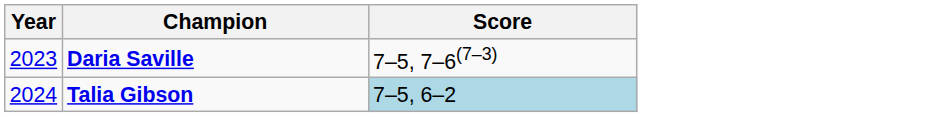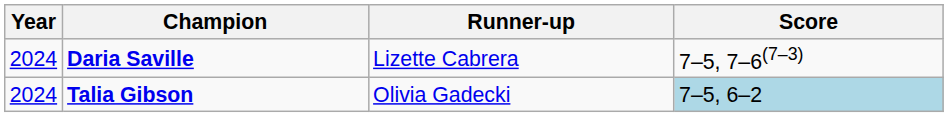+ column: (521, 22)
(33, 58) 2023 -> (33, 58) 2024
